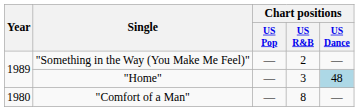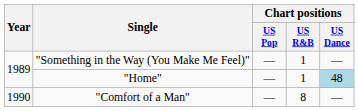(303, 60) 2 -> (303, 60) 1
(303, 78) 3 -> (303, 78) 1
(19, 97) 1980 -> (19, 97) 1990
